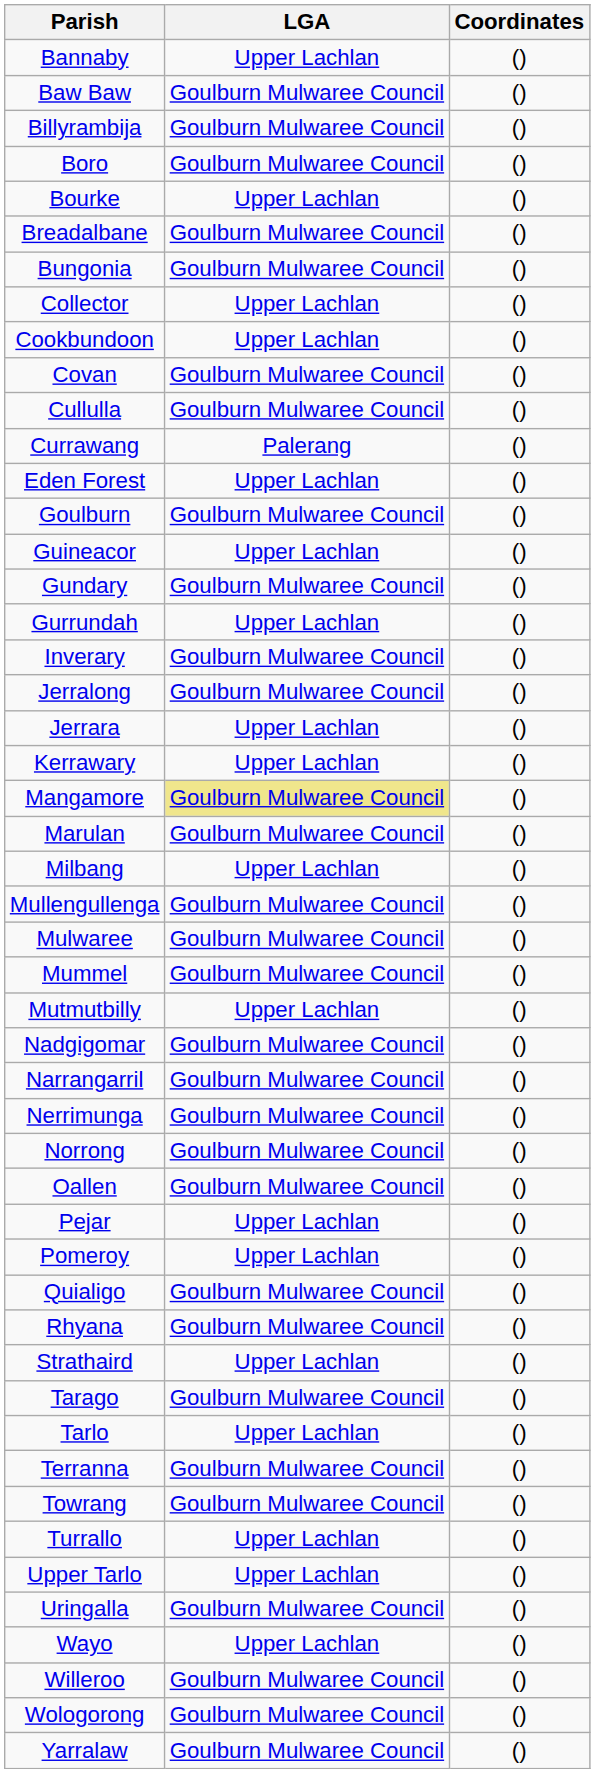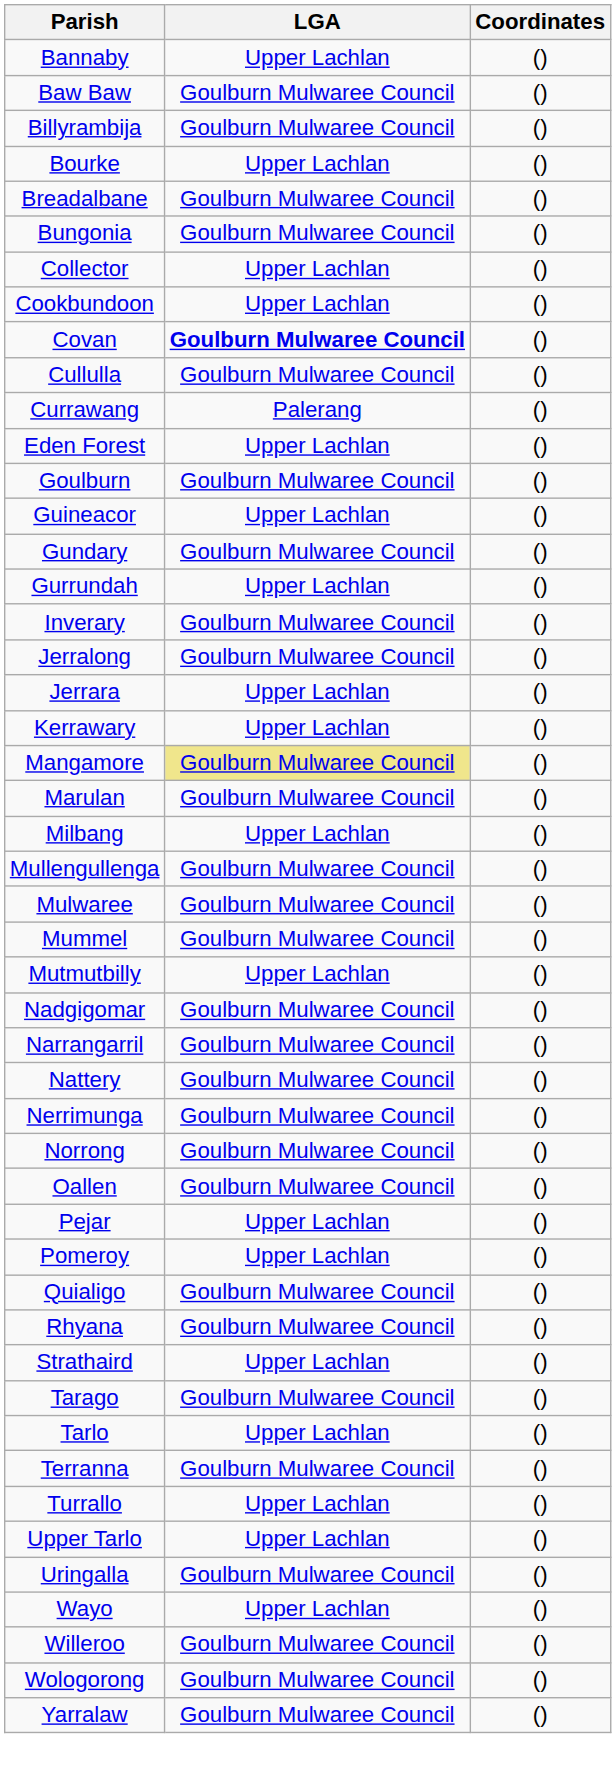- row: (85, 163)
(307, 374) normal -> (317, 339) bold
+ row: (85, 1080)
- row: (85, 1503)
